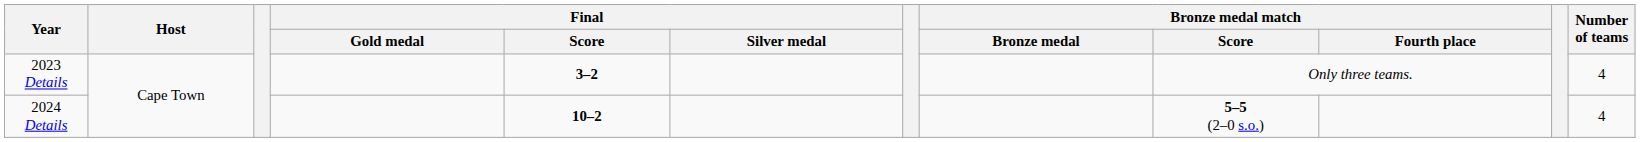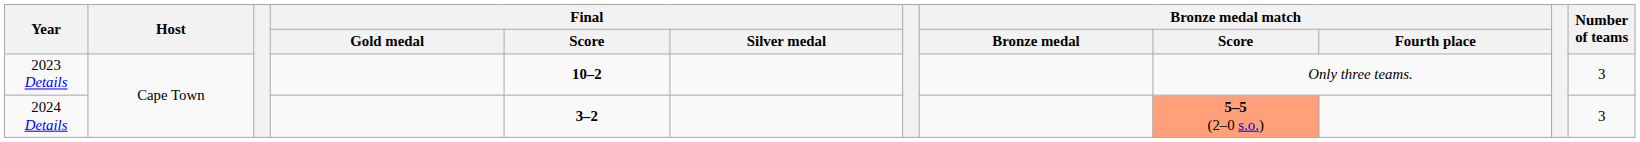(587, 74) 3–2 -> (587, 74) 10–2
(1602, 74) 4 -> (1602, 74) 3
(587, 116) 10–2 -> (587, 116) 3–2
(1236, 116) no background -> (1236, 116) lightsalmon background
(1602, 116) 4 -> (1602, 116) 3
